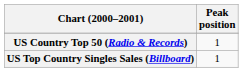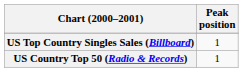rows swapped: (100, 59) <-> (100, 42)
